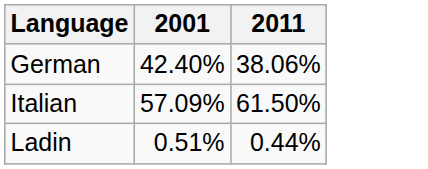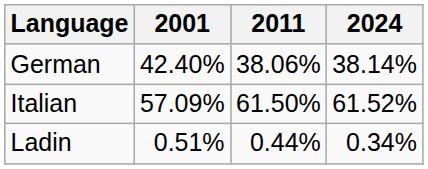+ column: (375, 24)
